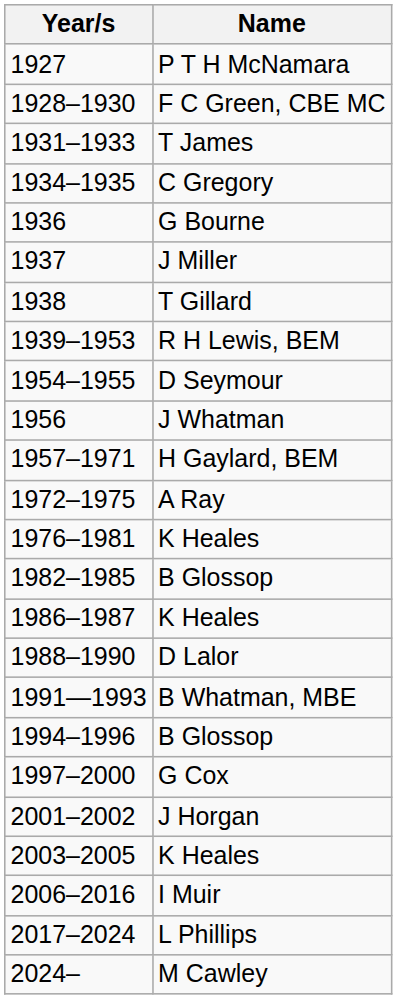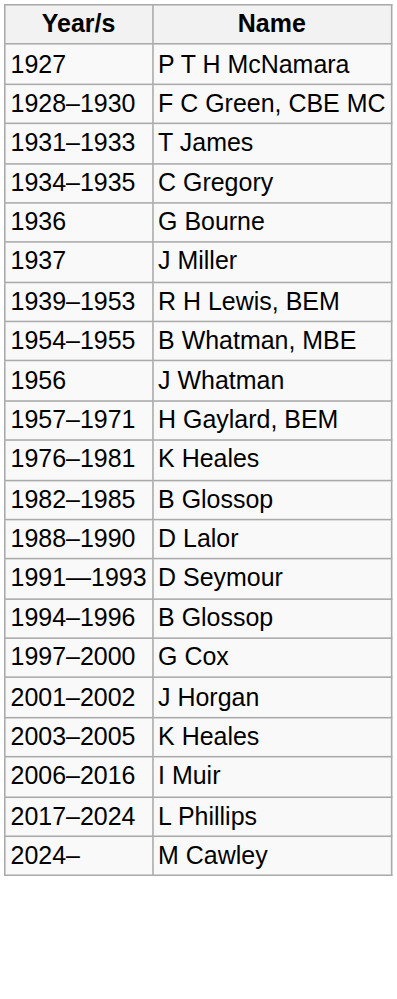- row: (38, 301)
(220, 380) D Seymour -> (257, 340) B Whatman, MBE
- row: (73, 499)
- row: (73, 618)
(257, 697) B Whatman, MBE -> (220, 578) D Seymour
